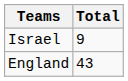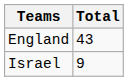rows swapped: (34, 40) <-> (39, 64)
